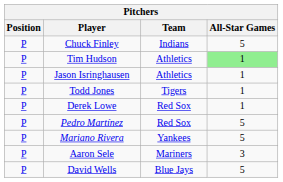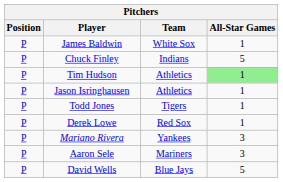+ row: (92, 43)
- row: (92, 122)
(242, 138) 5 -> (242, 138) 3
